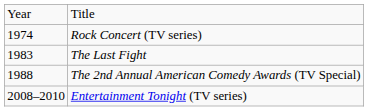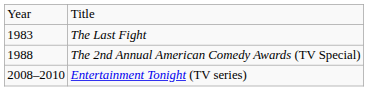- row: (136, 34)
